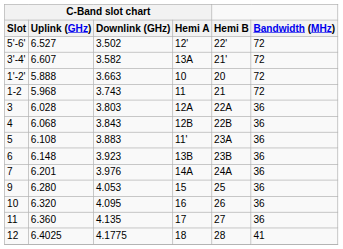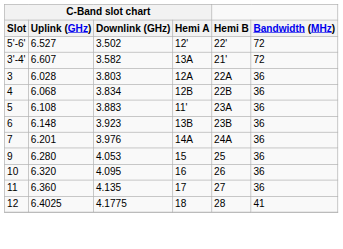- row: (16, 76)
- row: (14, 92)
(109, 124) 3.843 -> (109, 92) 3.834
